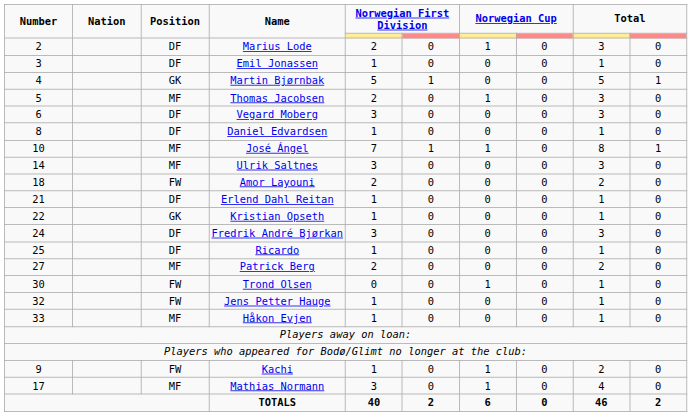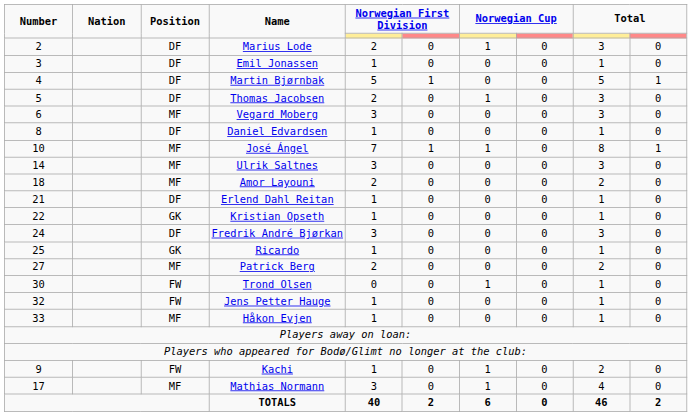(175, 81) GK -> (175, 81) DF
(175, 98) MF -> (175, 98) DF
(175, 115) DF -> (175, 115) MF
(175, 182) FW -> (175, 182) MF
(175, 250) DF -> (175, 250) GK
